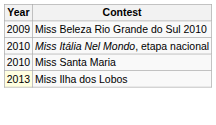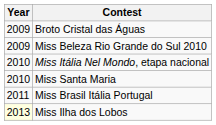+ row: (90, 29)
+ row: (94, 96)
